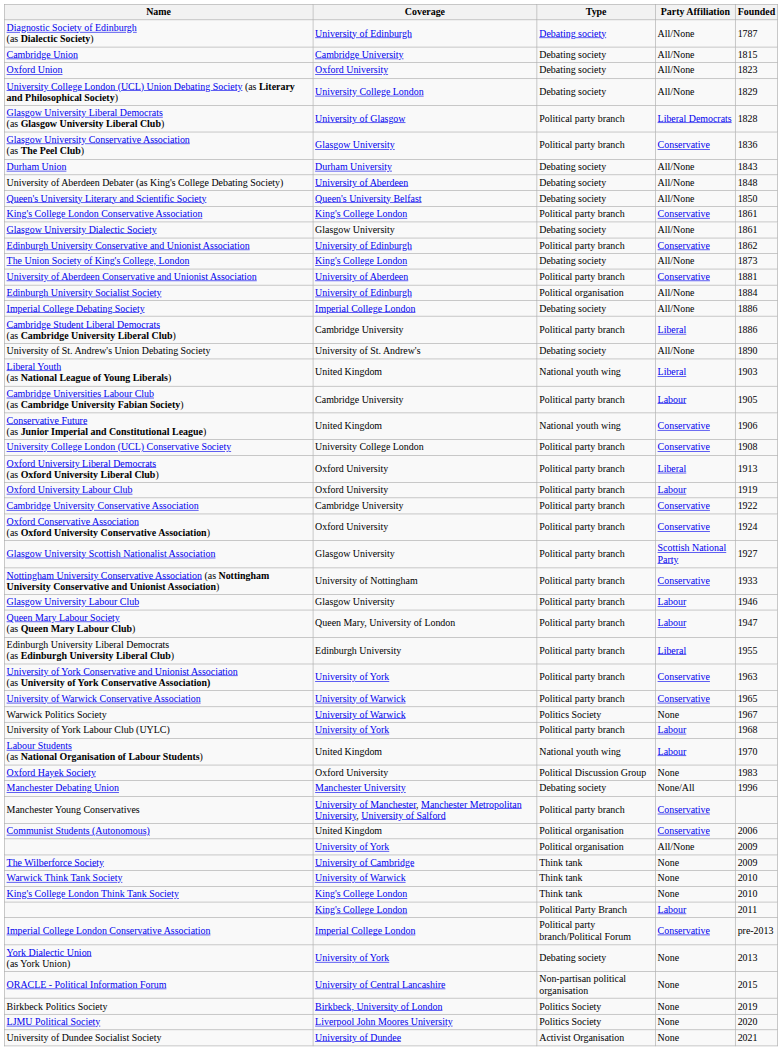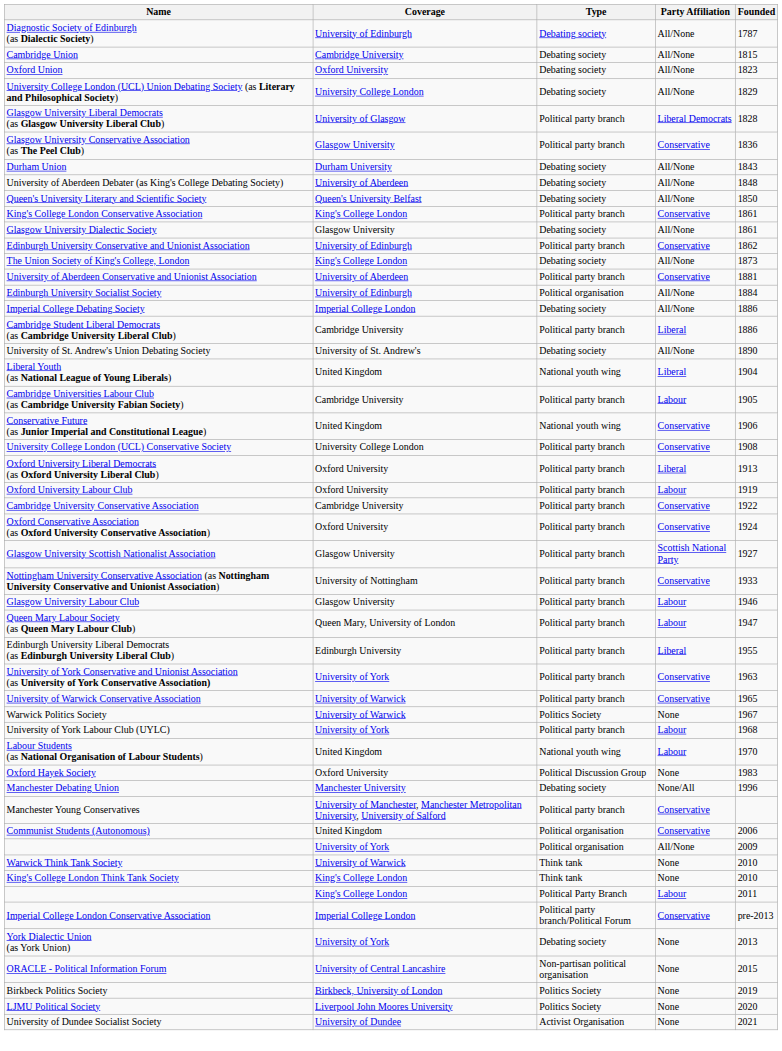(748, 372) 1903 -> (748, 372) 1904
- row: (55, 862)
